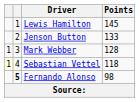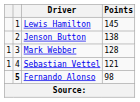(111, 38) 133 -> (111, 38) 138
(9, 64) lightyellow background -> (9, 64) no background
(111, 64) 118 -> (111, 64) 121
